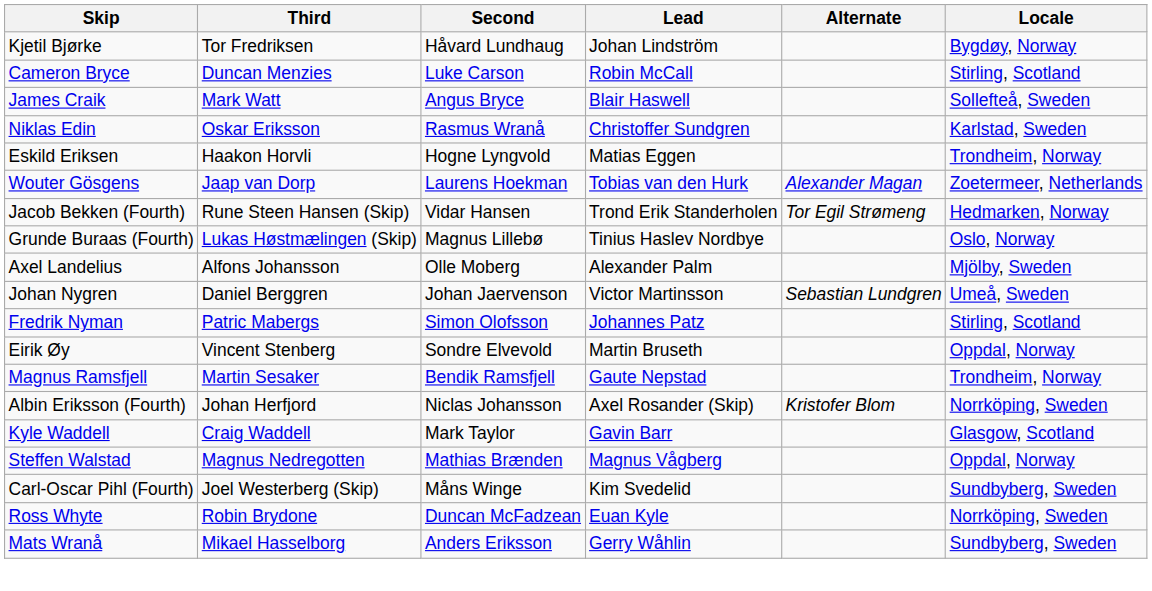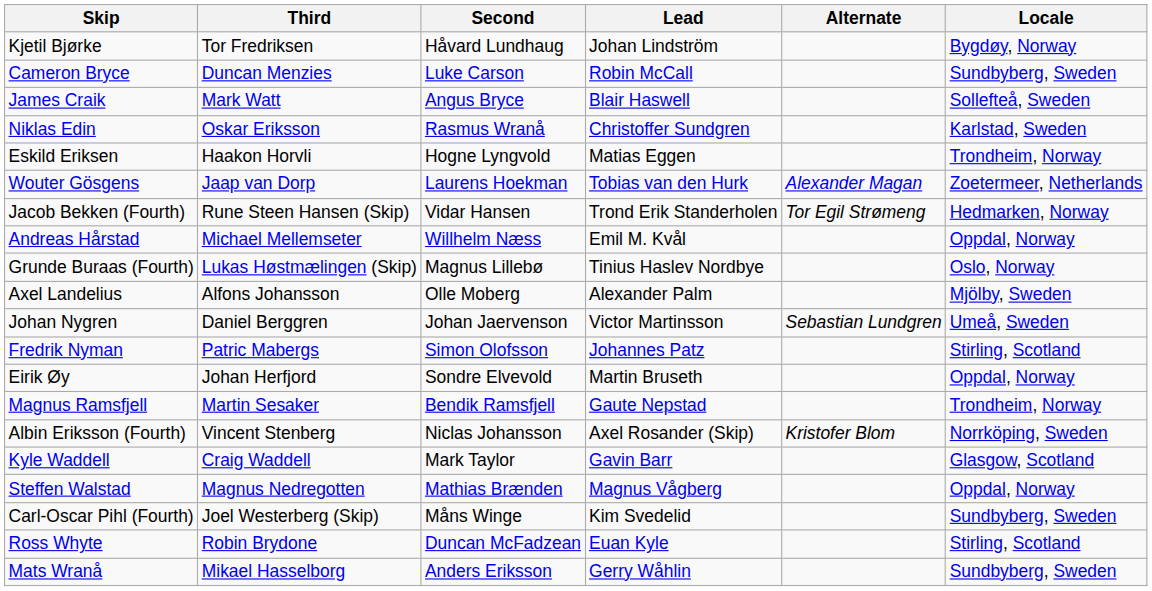(1015, 73) Stirling, Scotland -> (1033, 73) Sundbyberg, Sweden
+ row: (74, 239)
(268, 350) Vincent Stenberg -> (259, 377) Johan Herfjord
(259, 405) Johan Herfjord -> (268, 433) Vincent Stenberg
(1029, 516) Norrköping, Sweden -> (1015, 543) Stirling, Scotland
